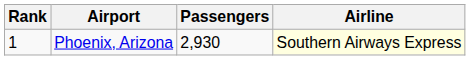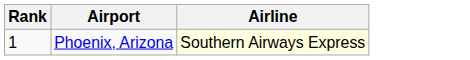- column: (225, 17)
